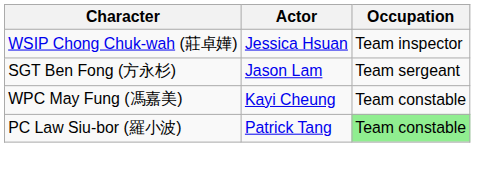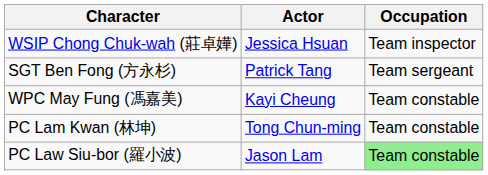(284, 71) Jason Lam -> (288, 71) Patrick Tang
+ row: (82, 127)
(288, 127) Patrick Tang -> (284, 156) Jason Lam
